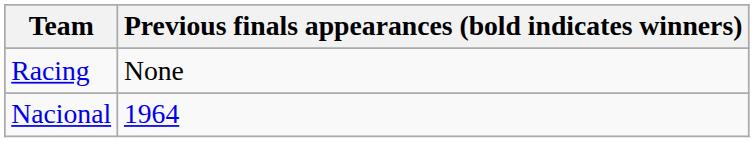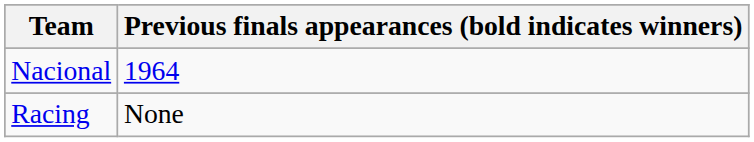rows swapped: (50, 70) <-> (61, 114)
